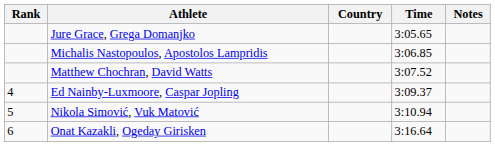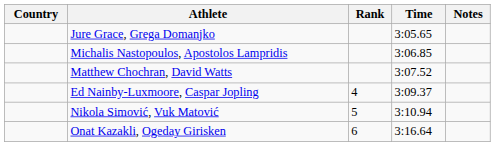columns swapped: (26, 14) <-> (360, 14)
